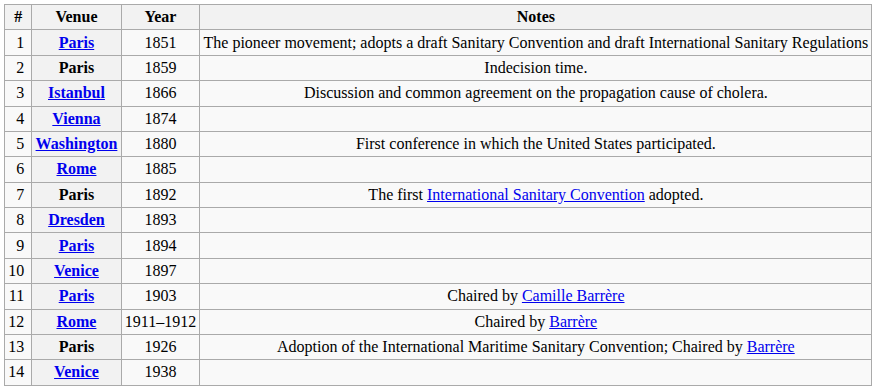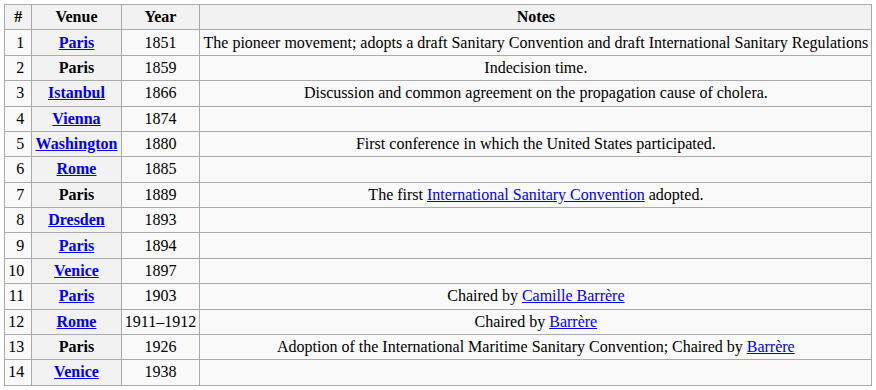(160, 194) 1892 -> (160, 194) 1889
